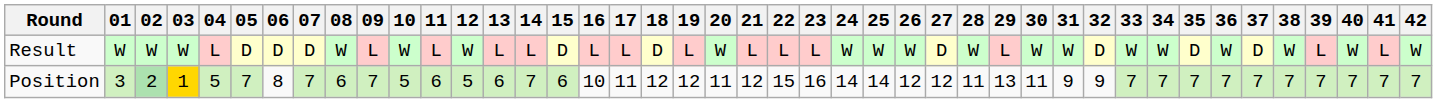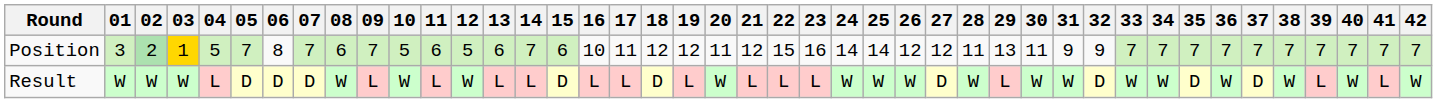rows swapped: (54, 82) <-> (43, 51)
